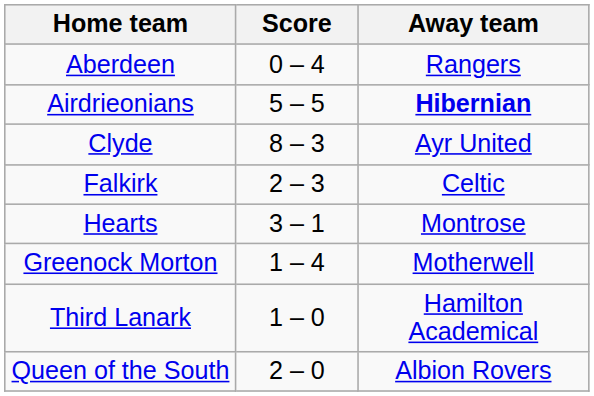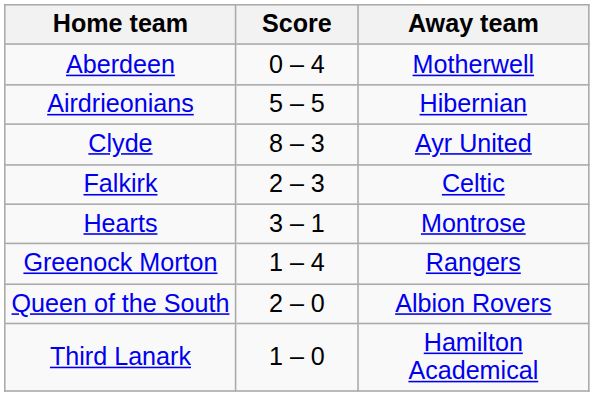(473, 64) Rangers -> (473, 64) Motherwell
(473, 104) bold -> (473, 104) normal
(473, 263) Motherwell -> (473, 263) Rangers
rows swapped: (120, 371) <-> (120, 317)
